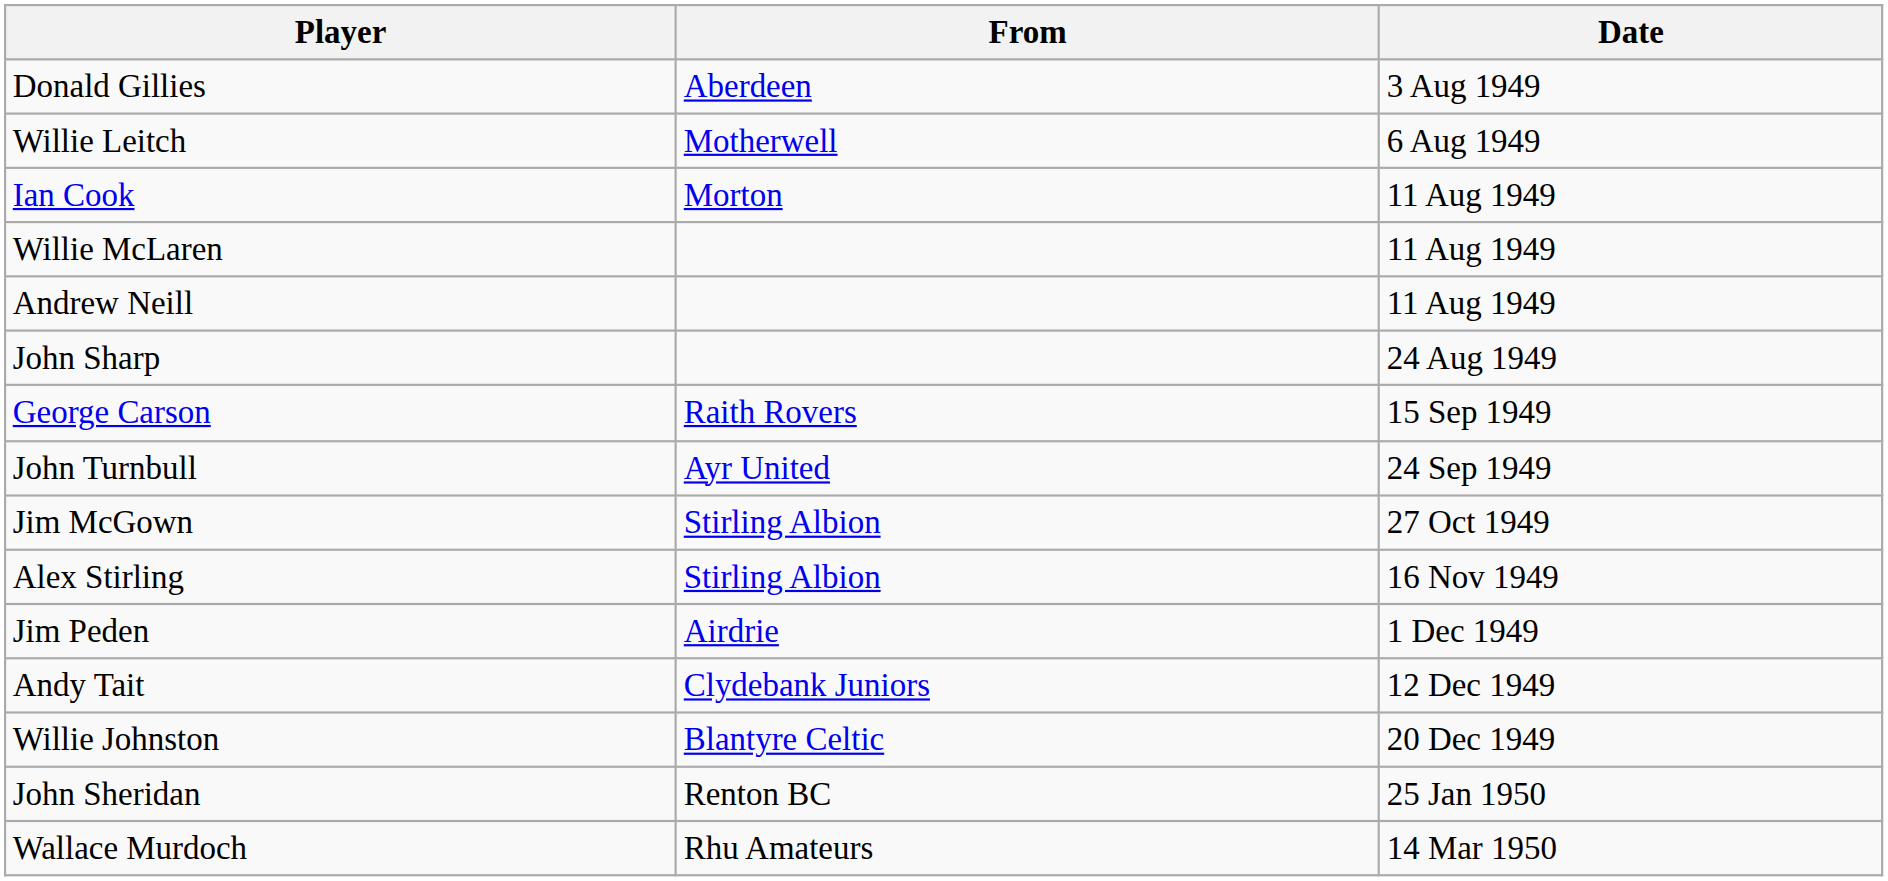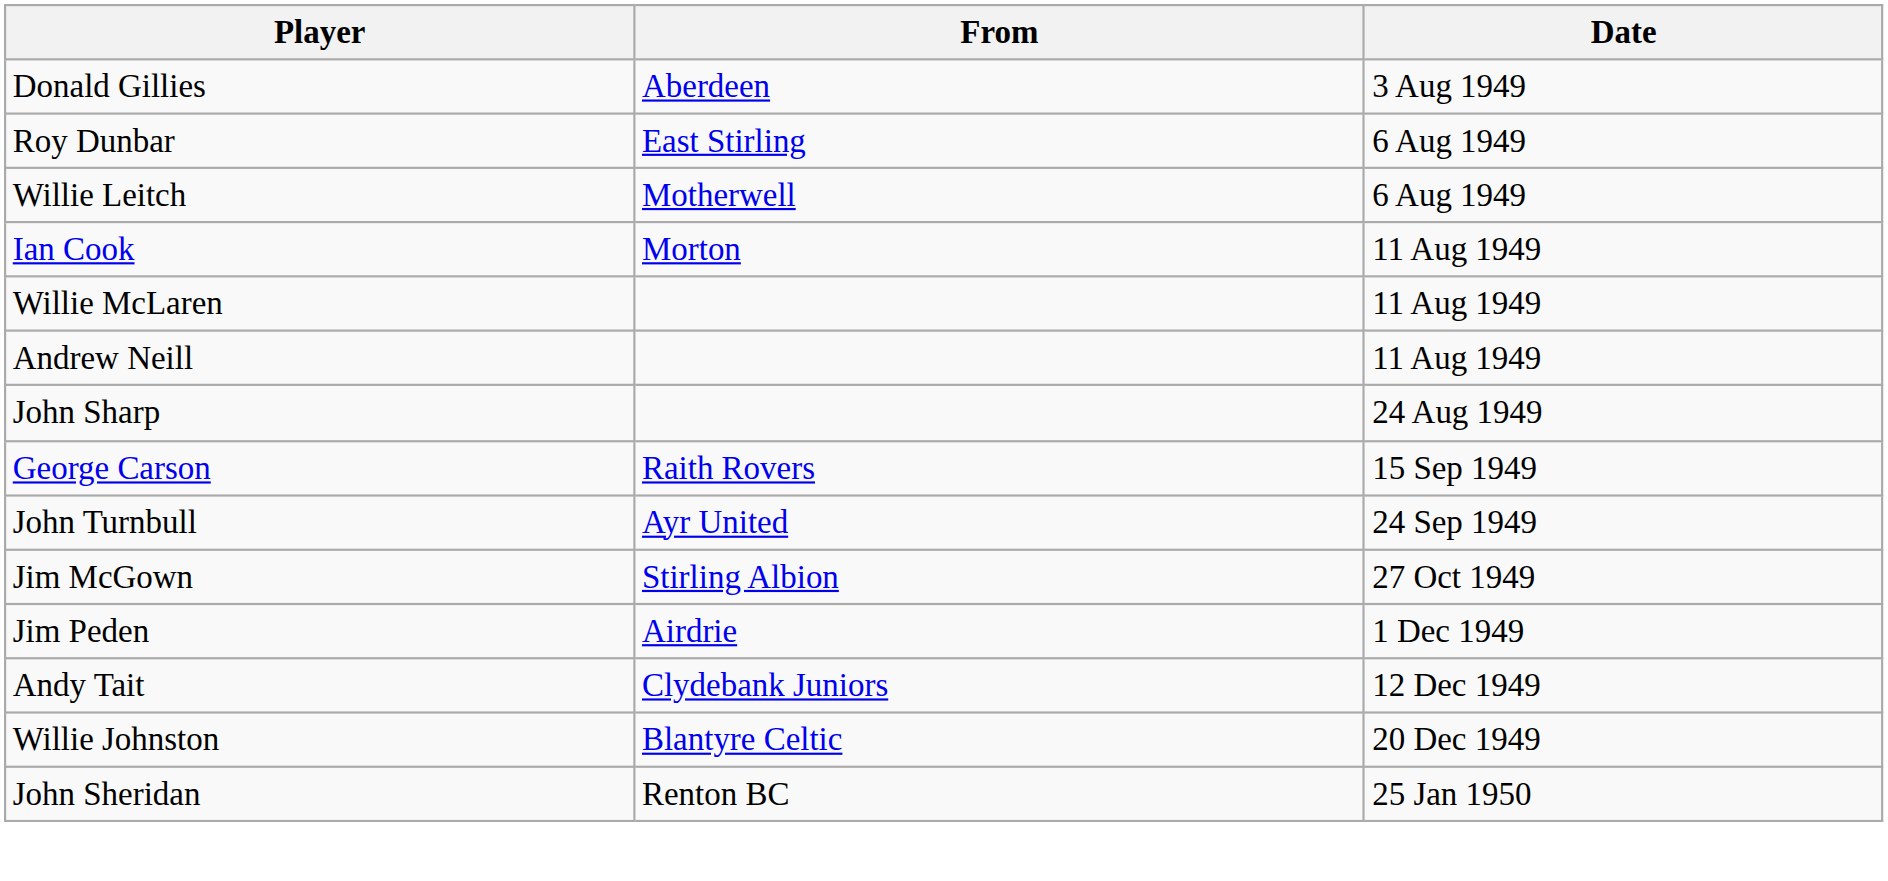+ row: (94, 140)
- row: (98, 575)
- row: (130, 847)
